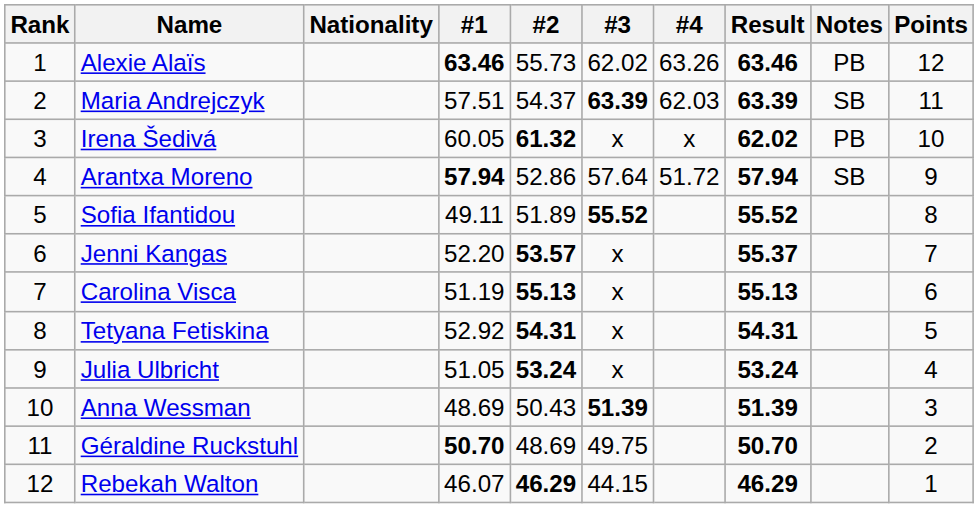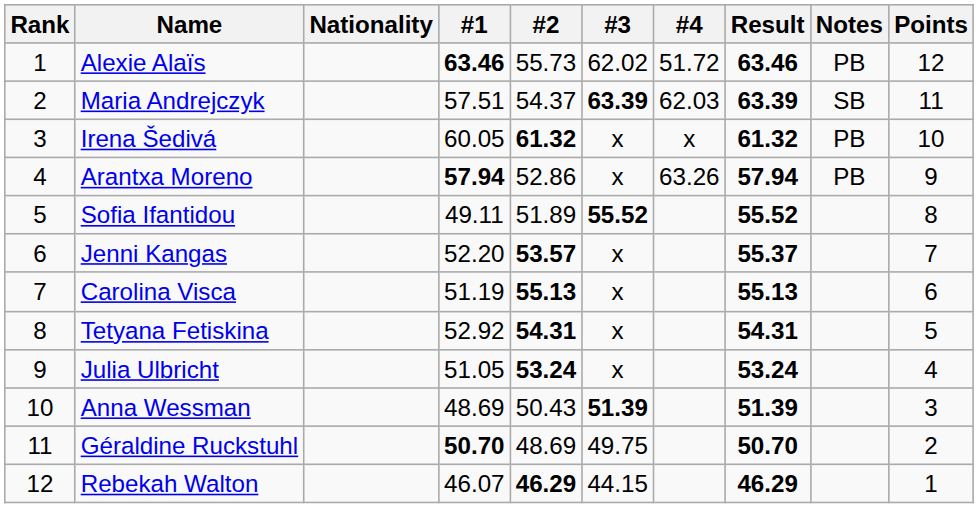(689, 62) 63.26 -> (689, 62) 51.72
(768, 139) 62.02 -> (768, 139) 61.32
(618, 177) 57.64 -> (618, 177) x
(689, 177) 51.72 -> (689, 177) 63.26
(849, 177) SB -> (849, 177) PB
